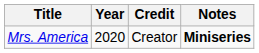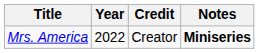(110, 37) 2020 -> (110, 37) 2022
